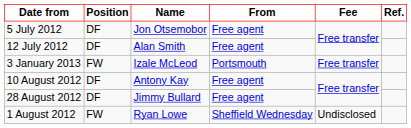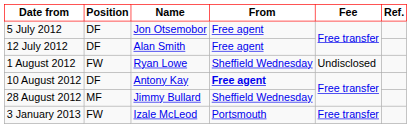rows swapped: (41, 115) <-> (44, 64)
(238, 81) normal -> (239, 81) bold
(93, 98) DF -> (94, 98) MF
(238, 98) Free agent -> (262, 98) Sheffield Wednesday
